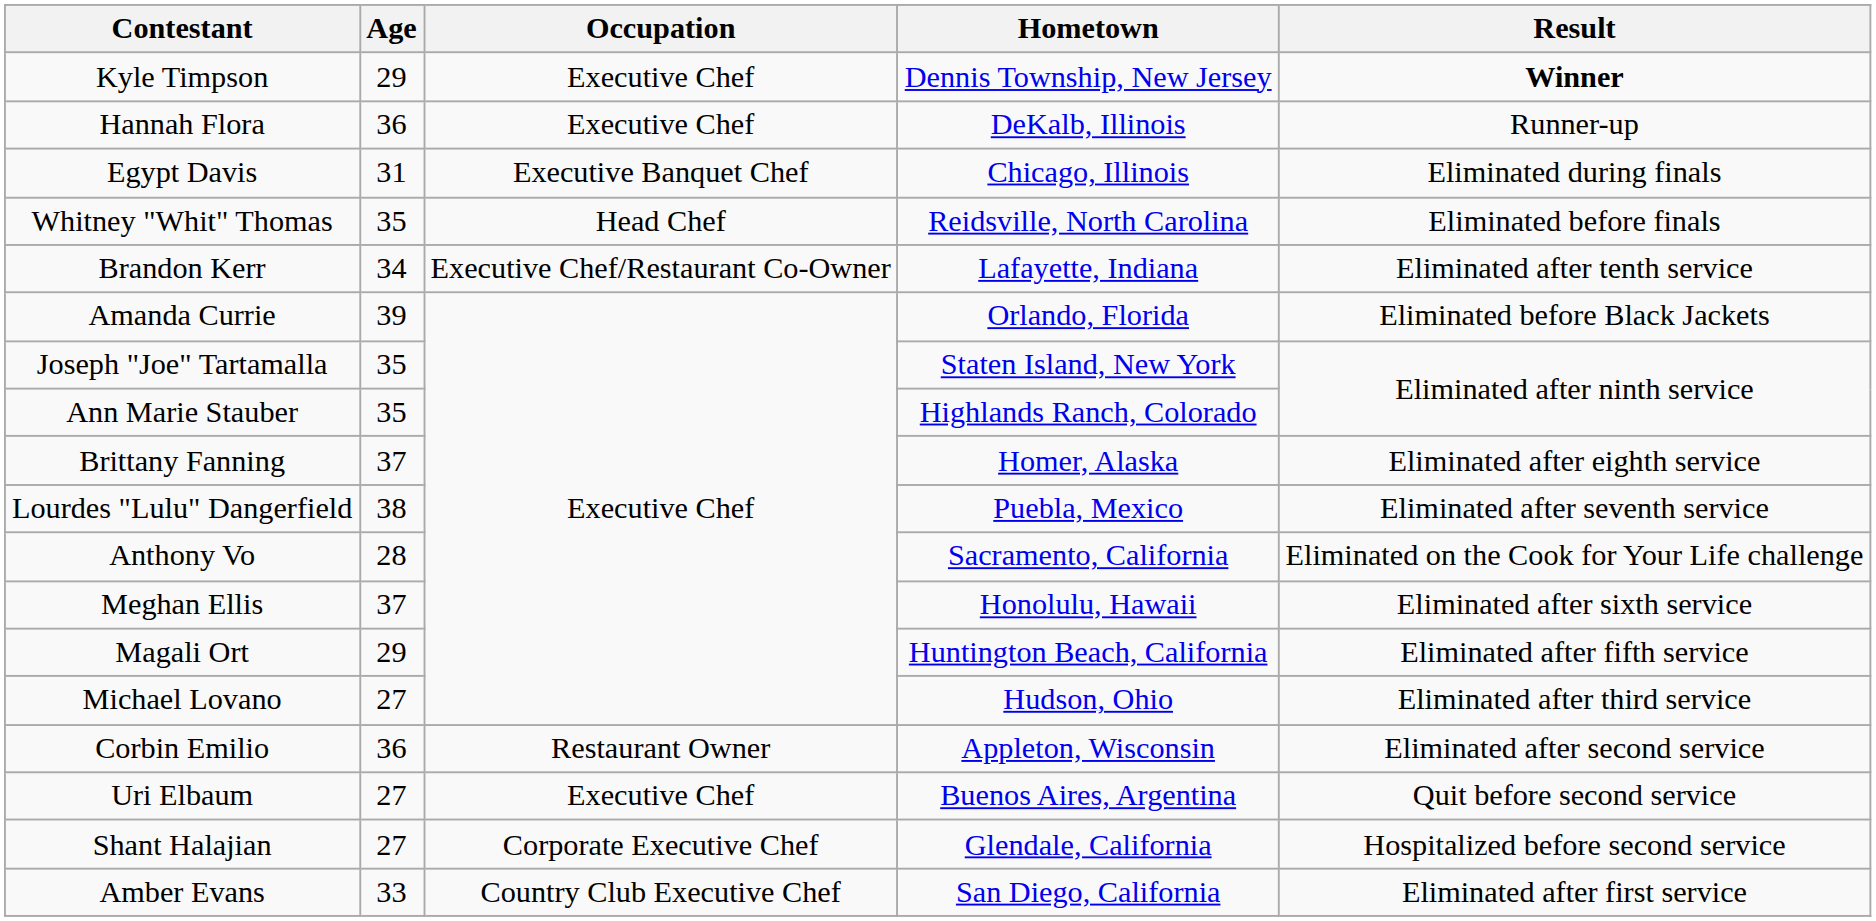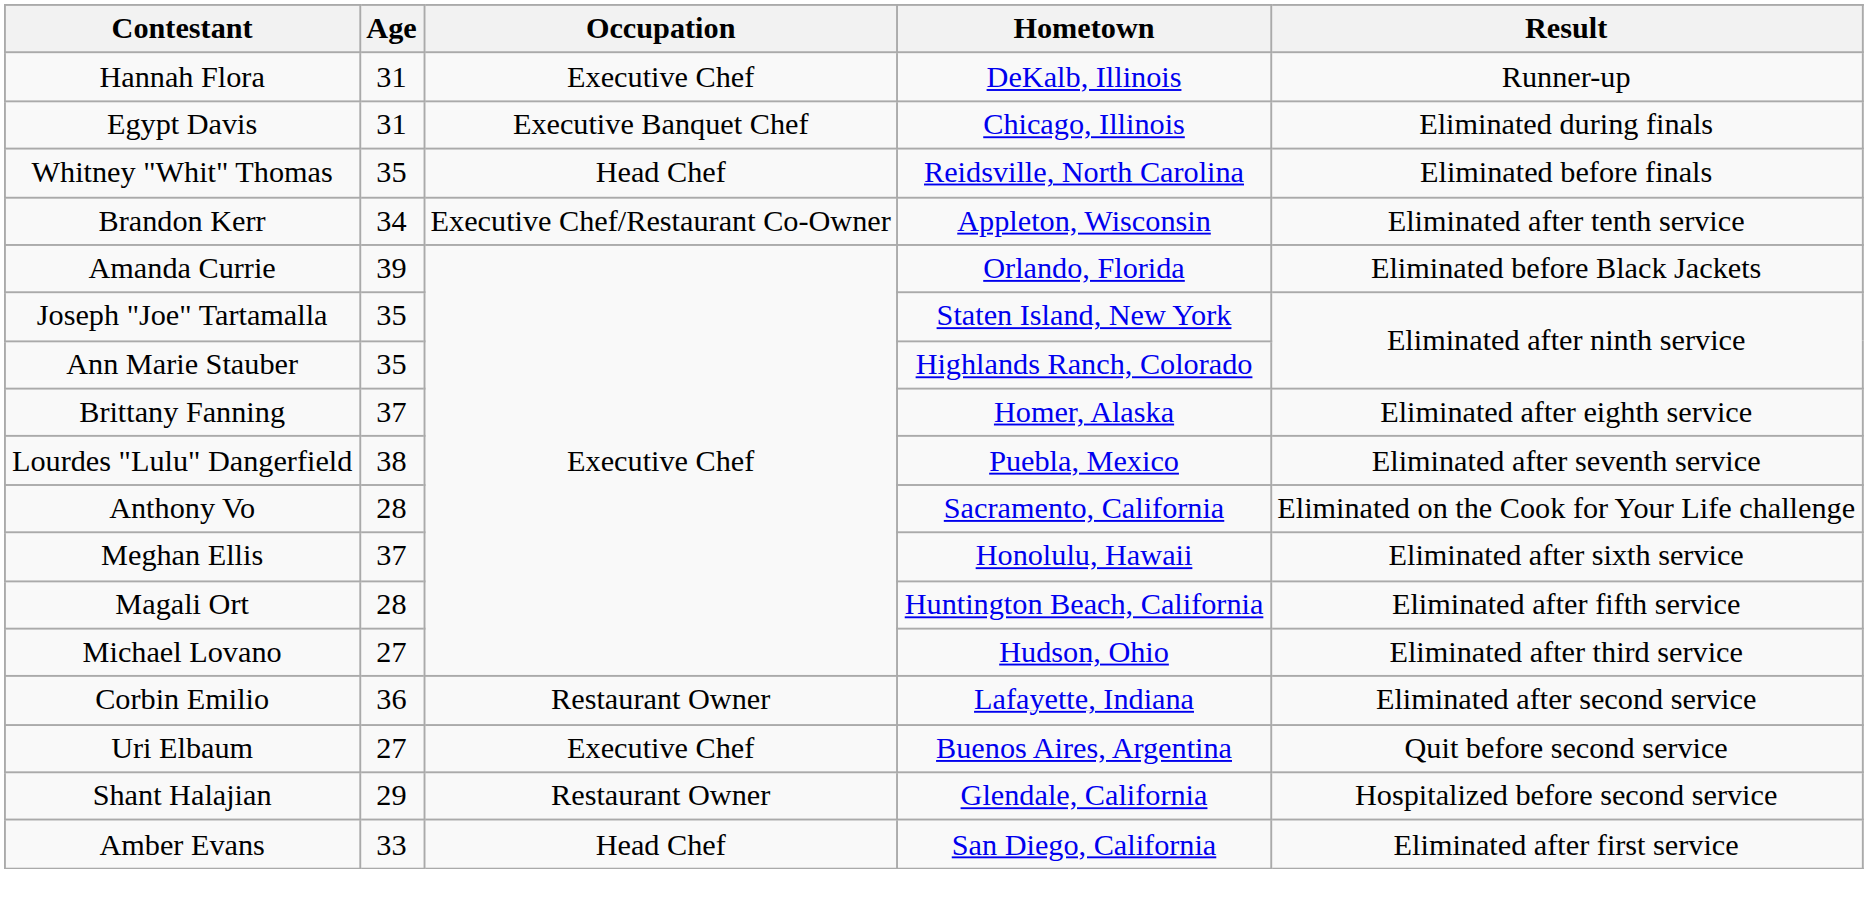- row: (182, 76)
(391, 124) 36 -> (391, 76) 31
(1088, 268) Lafayette, Indiana -> (1084, 220) Appleton, Wisconsin
(391, 651) 29 -> (391, 603) 28
(1088, 747) Appleton, Wisconsin -> (1084, 699) Lafayette, Indiana
(391, 843) 27 -> (391, 795) 29
(661, 843) Corporate Executive Chef -> (661, 795) Restaurant Owner
(661, 891) Country Club Executive Chef -> (661, 843) Head Chef
